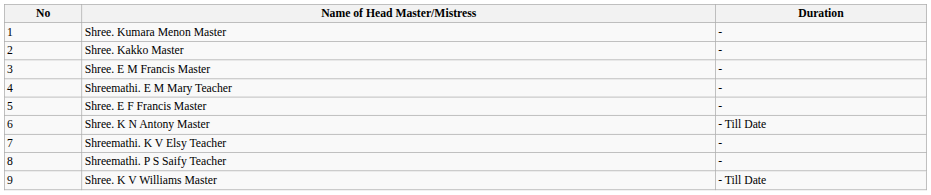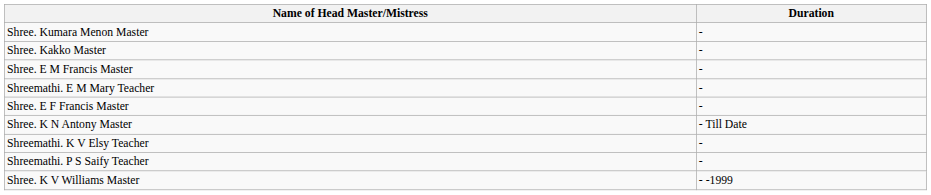- column: (43, 13)
(742, 180) - Till Date -> (716, 180) - -1999
